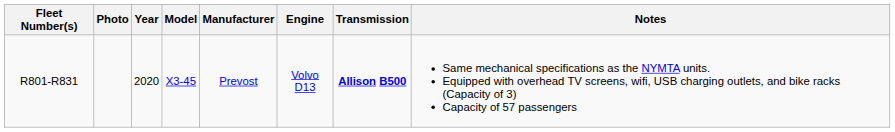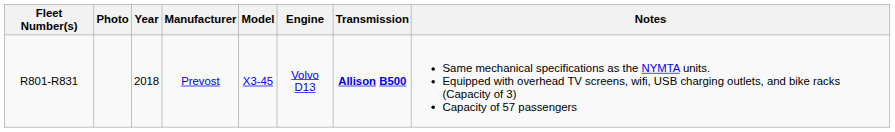columns swapped: (238, 19) <-> (181, 19)
(147, 81) 2020 -> (147, 81) 2018
